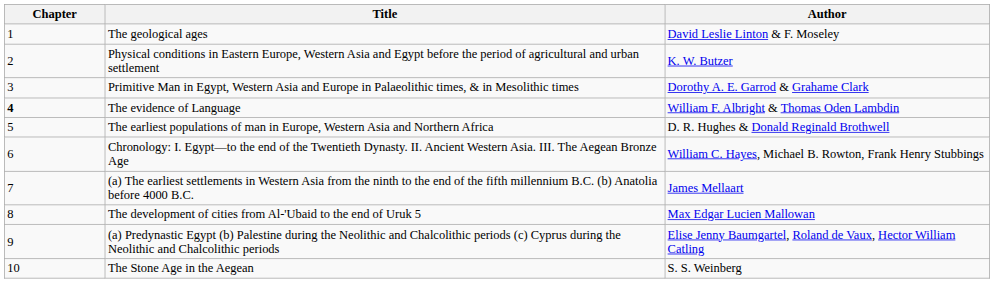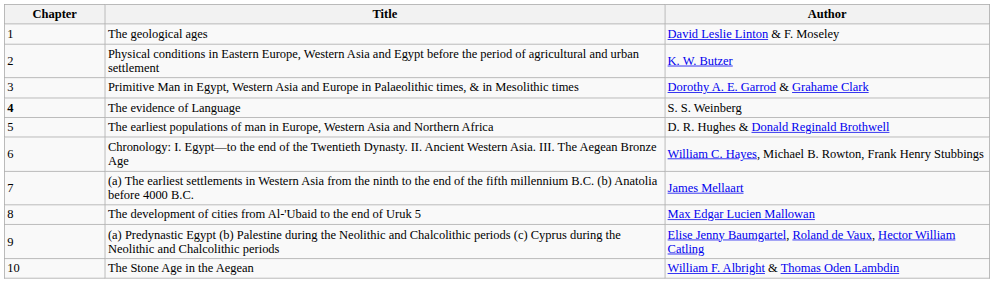(783, 107) William F. Albright & Thomas Oden Lambdin -> (705, 107) S. S. Weinberg
(705, 268) S. S. Weinberg -> (783, 268) William F. Albright & Thomas Oden Lambdin
